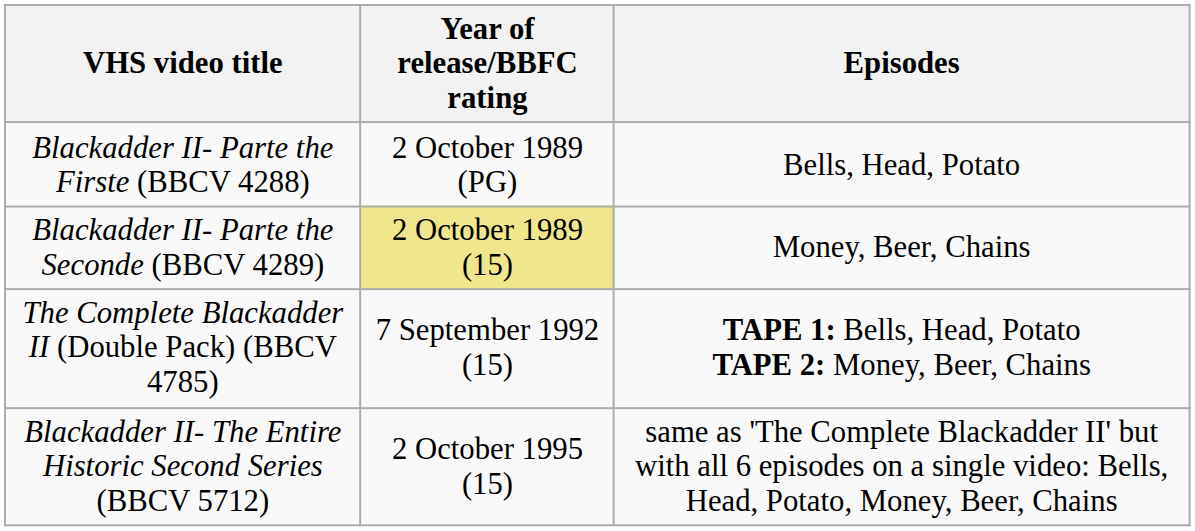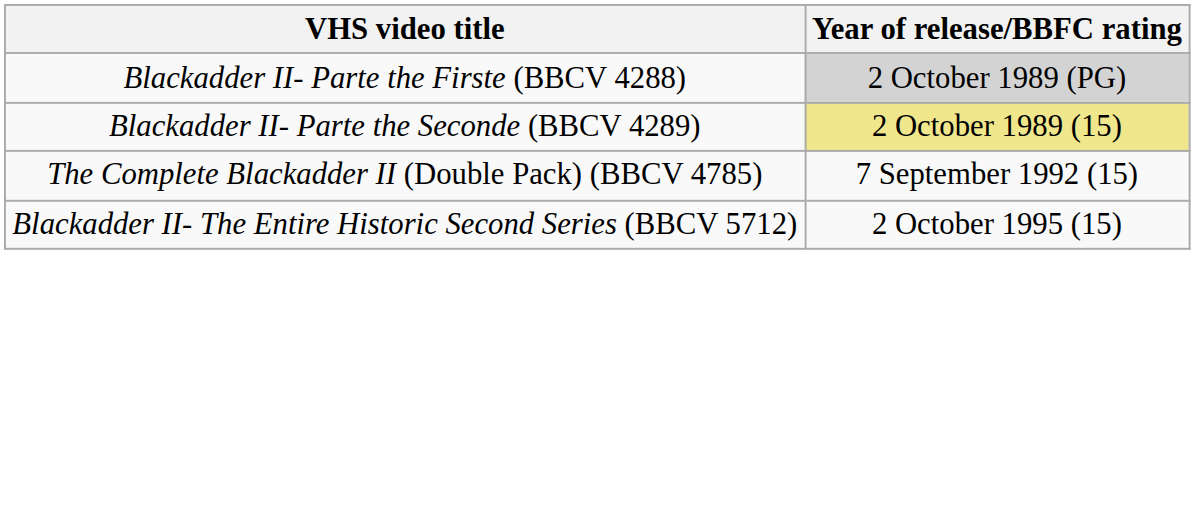- column: (902, 63)
(487, 163) no background -> (997, 77) lightgrey background
